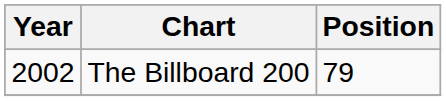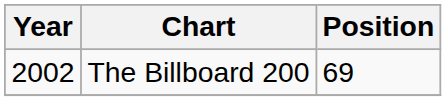(338, 71) 79 -> (338, 71) 69
